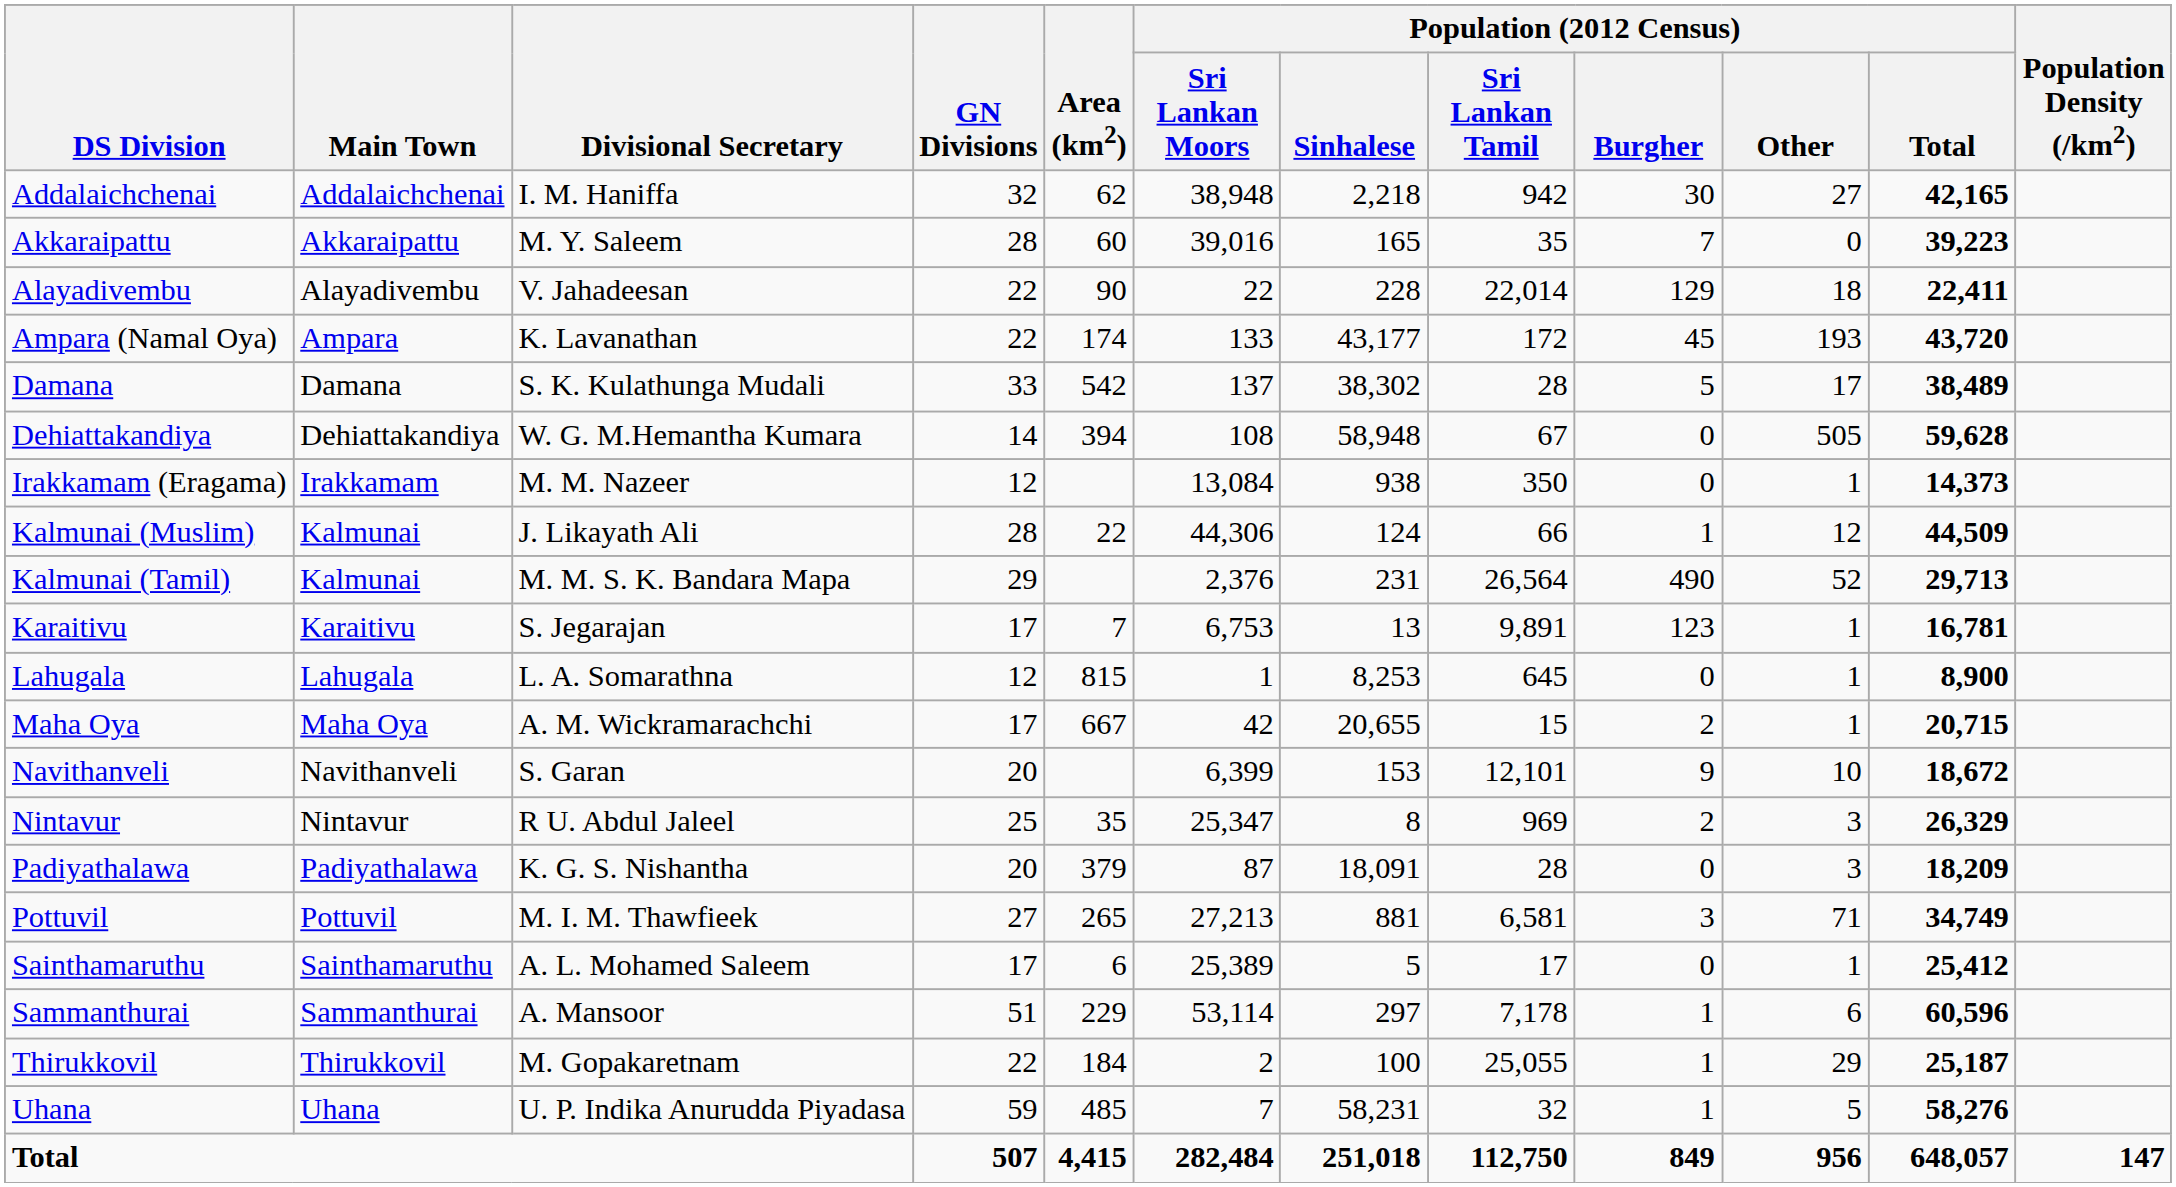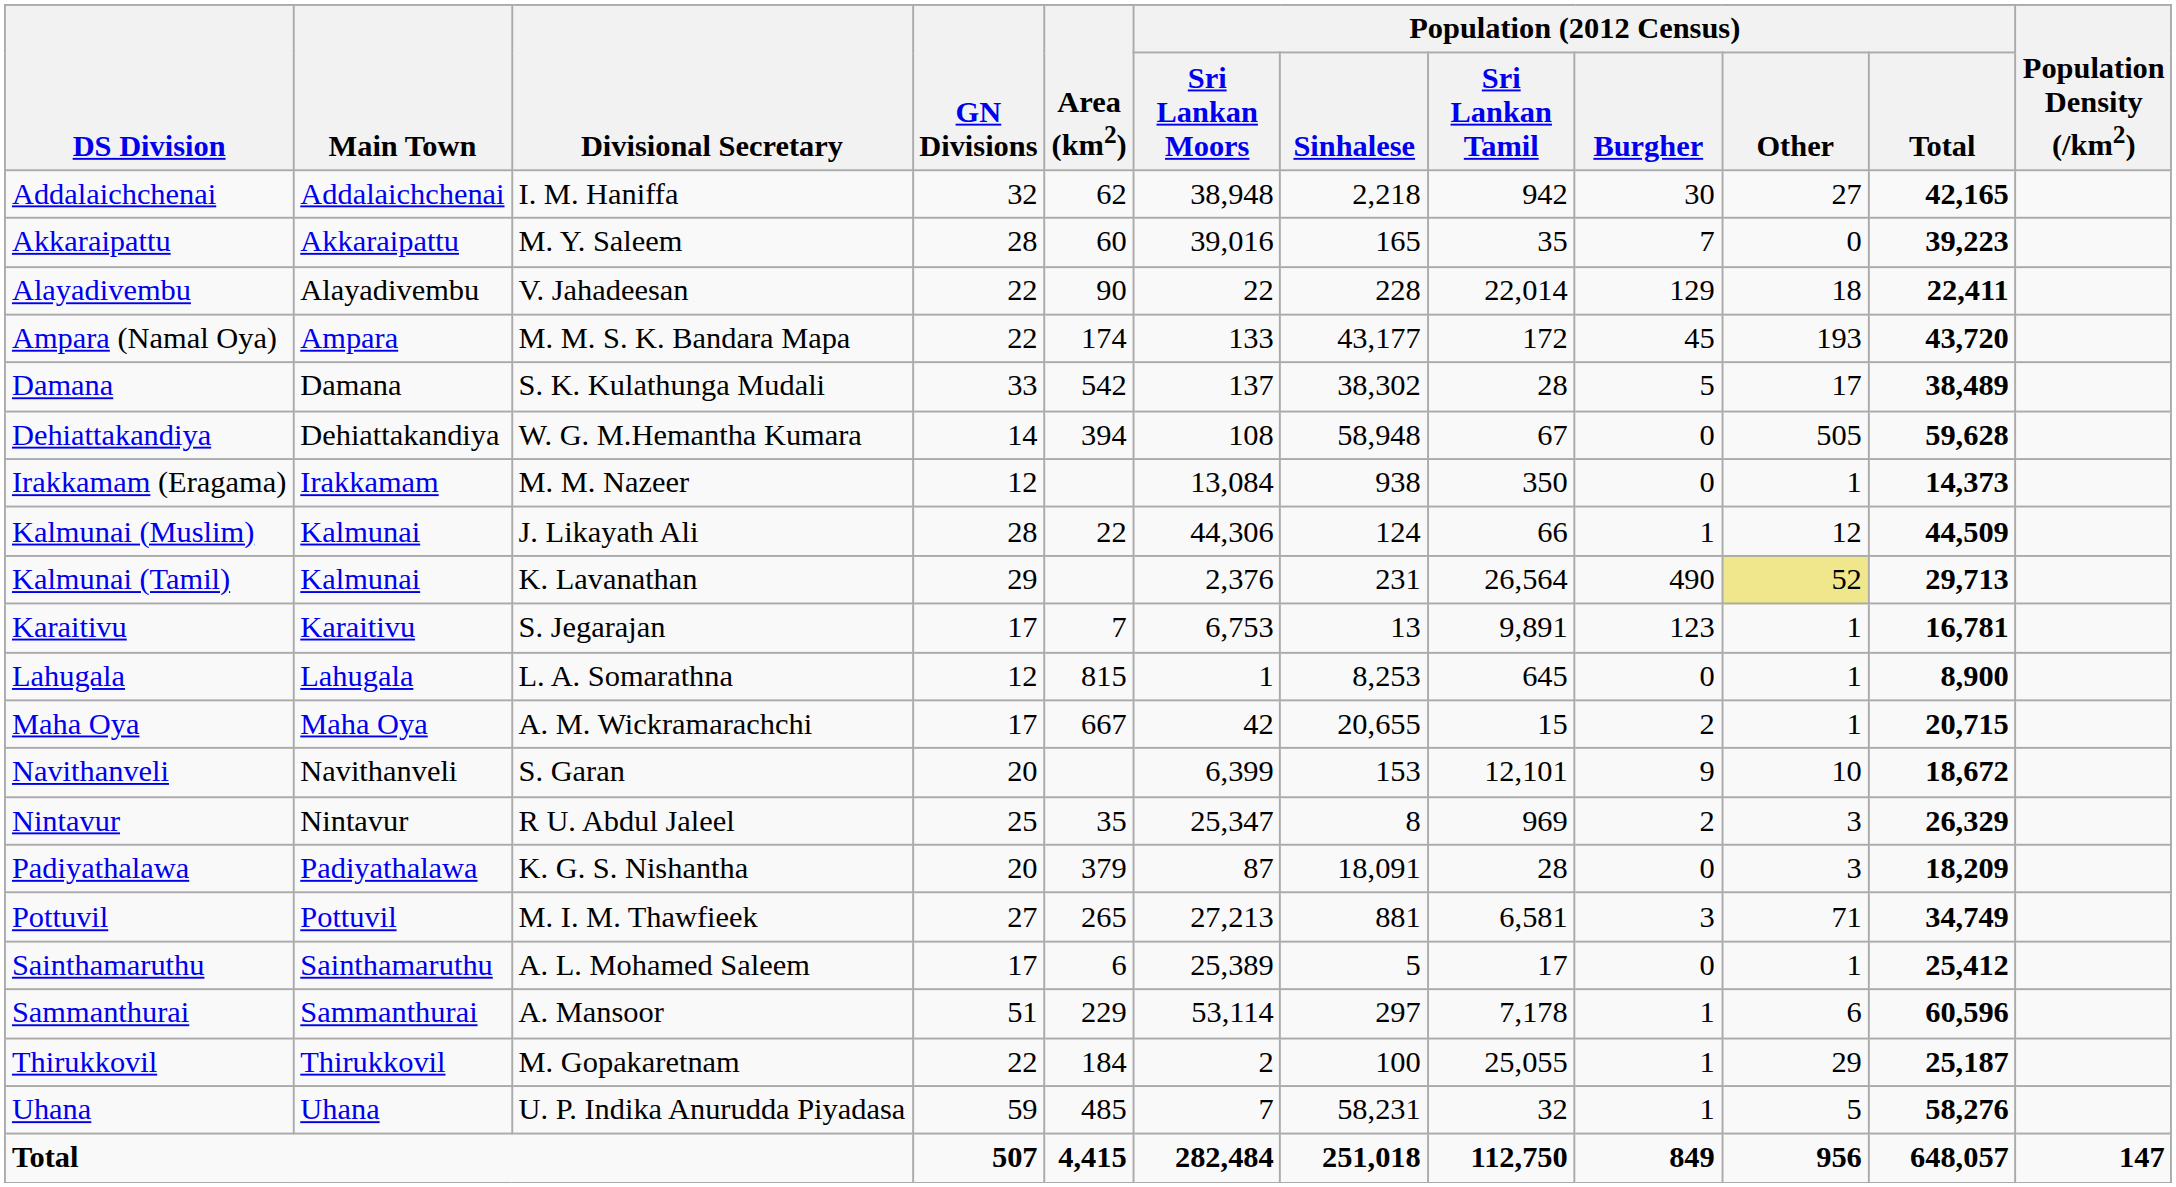(608, 338) K. Lavanathan -> (684, 338) M. M. S. K. Bandara Mapa
(684, 579) M. M. S. K. Bandara Mapa -> (608, 579) K. Lavanathan
(1847, 579) no background -> (1847, 579) khaki background
